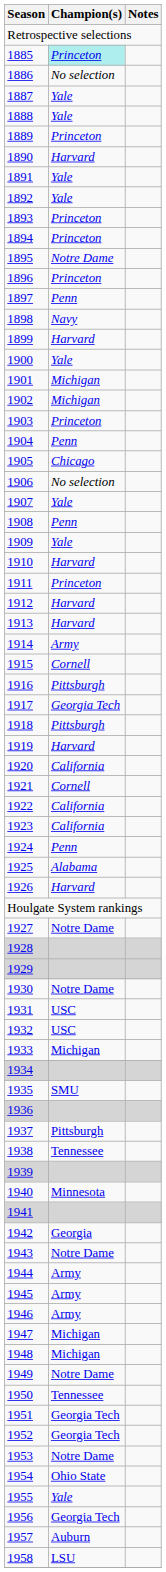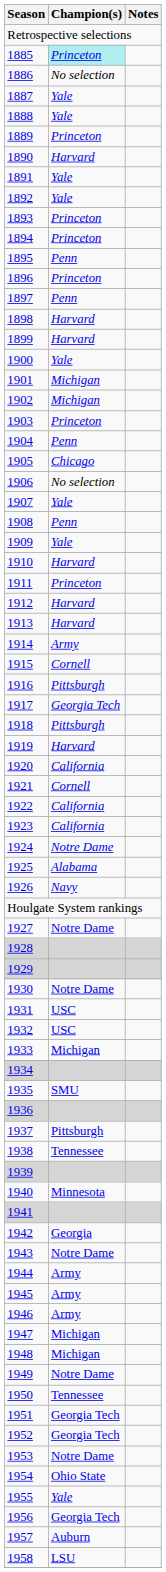(82, 258) Notre Dame -> (64, 258) Penn
(64, 319) Navy -> (73, 319) Harvard
(64, 846) Penn -> (82, 846) Notre Dame
(73, 887) Harvard -> (64, 887) Navy
